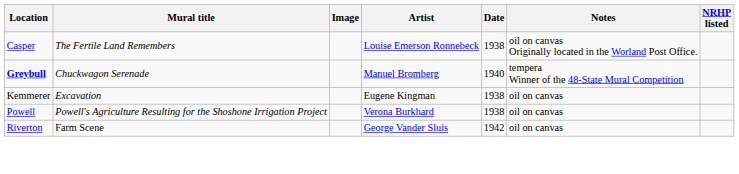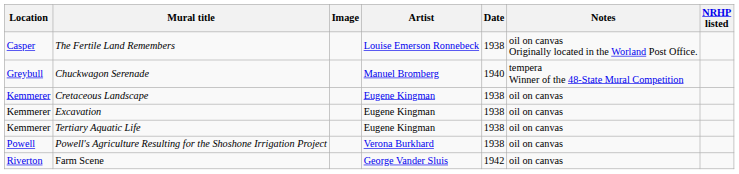(26, 73) bold -> (25, 73) normal
+ row: (102, 95)
+ row: (98, 128)
